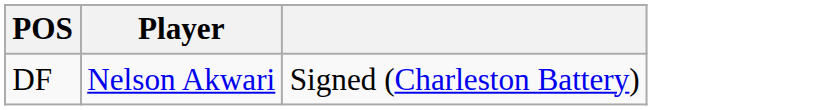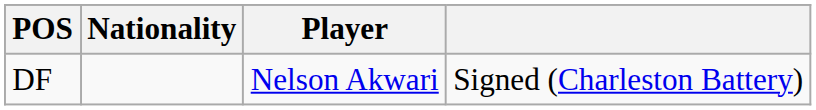+ column: (162, 29)
